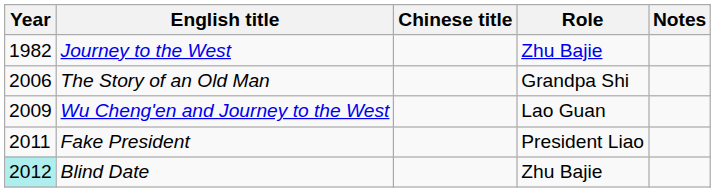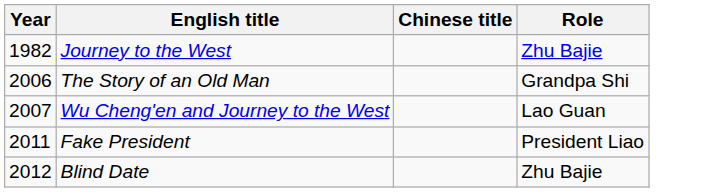- column: (680, 19)
(30, 111) 2009 -> (30, 111) 2007
(30, 171) paleturquoise background -> (30, 171) no background
